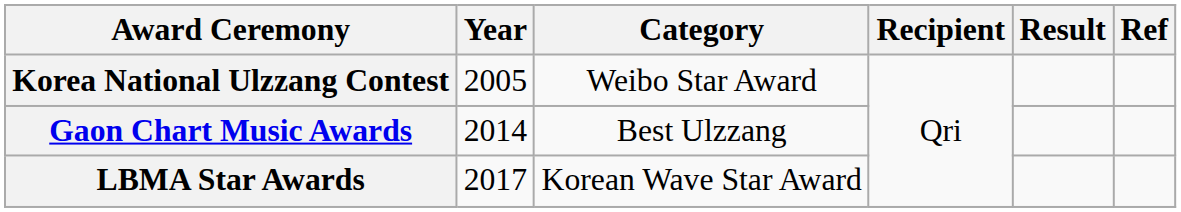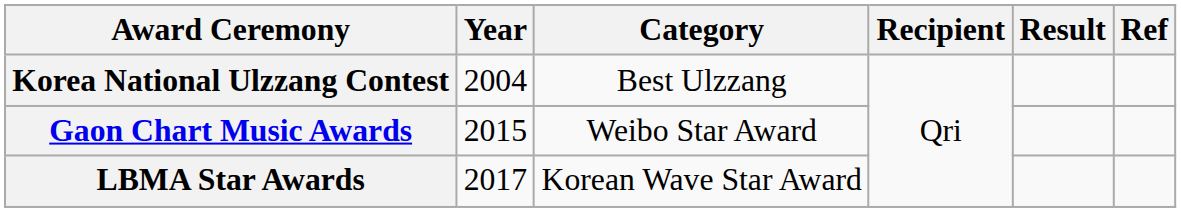(495, 79) 2005 -> (495, 79) 2004
(702, 79) Weibo Star Award -> (702, 79) Best Ulzzang
(495, 130) 2014 -> (495, 130) 2015
(702, 130) Best Ulzzang -> (702, 130) Weibo Star Award
